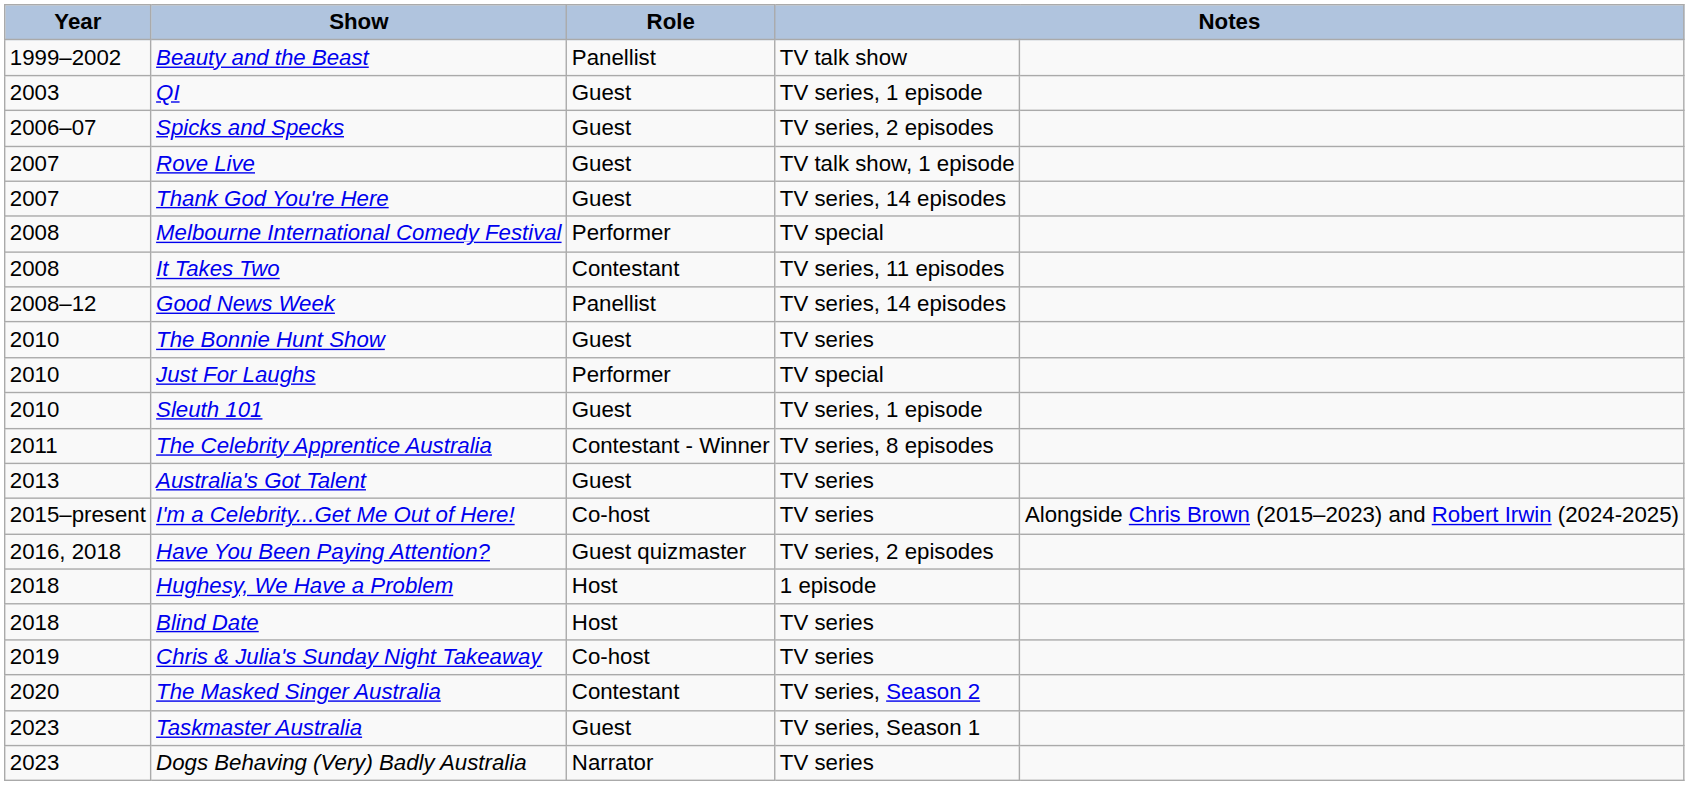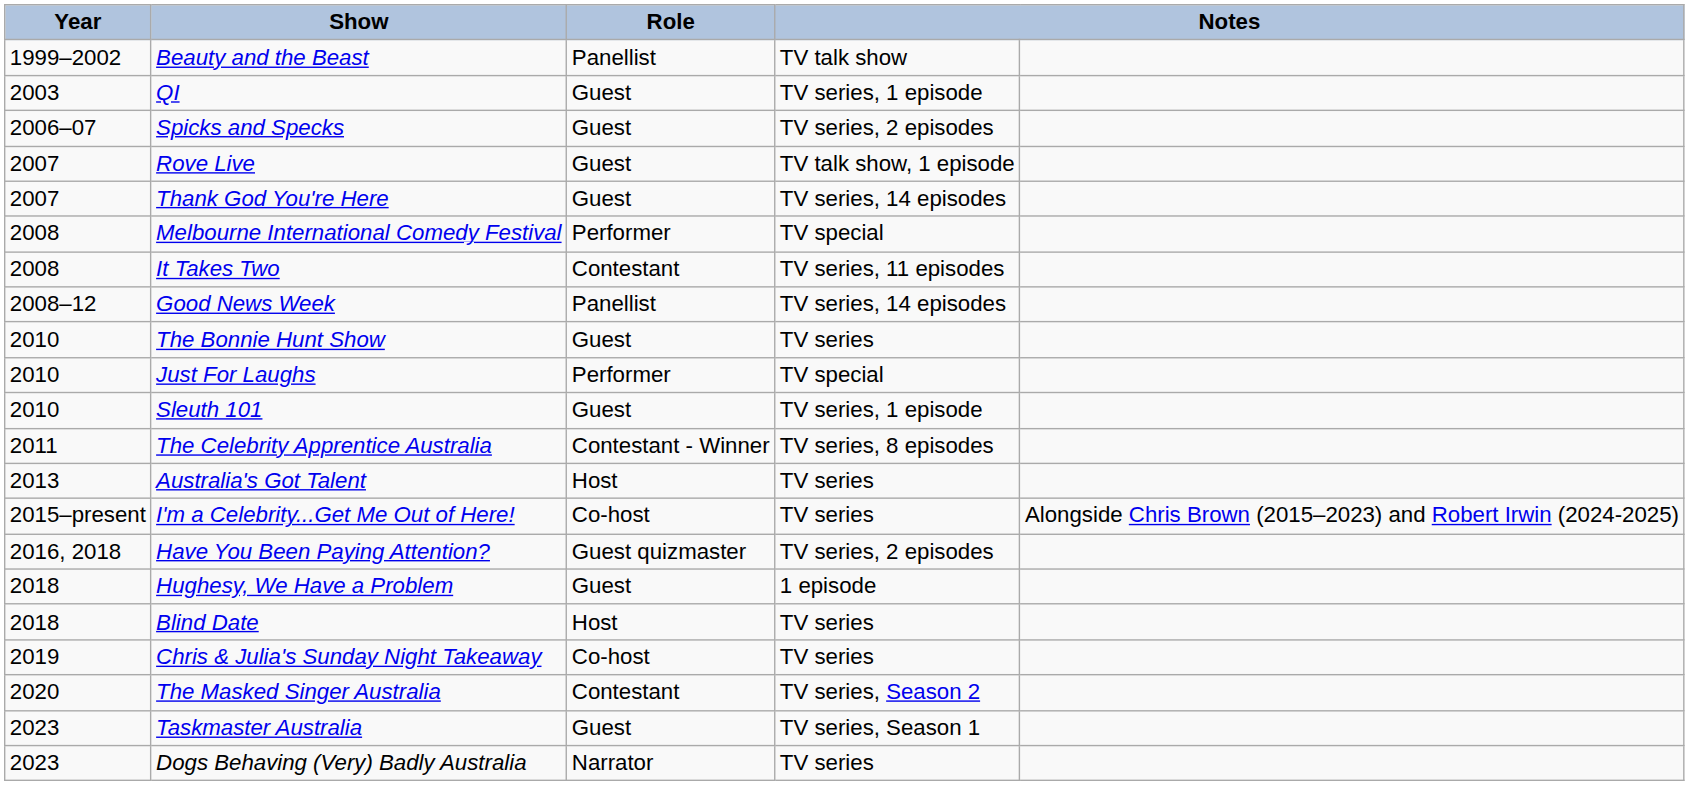(601, 480) Guest -> (595, 480) Host
(595, 586) Host -> (601, 586) Guest
